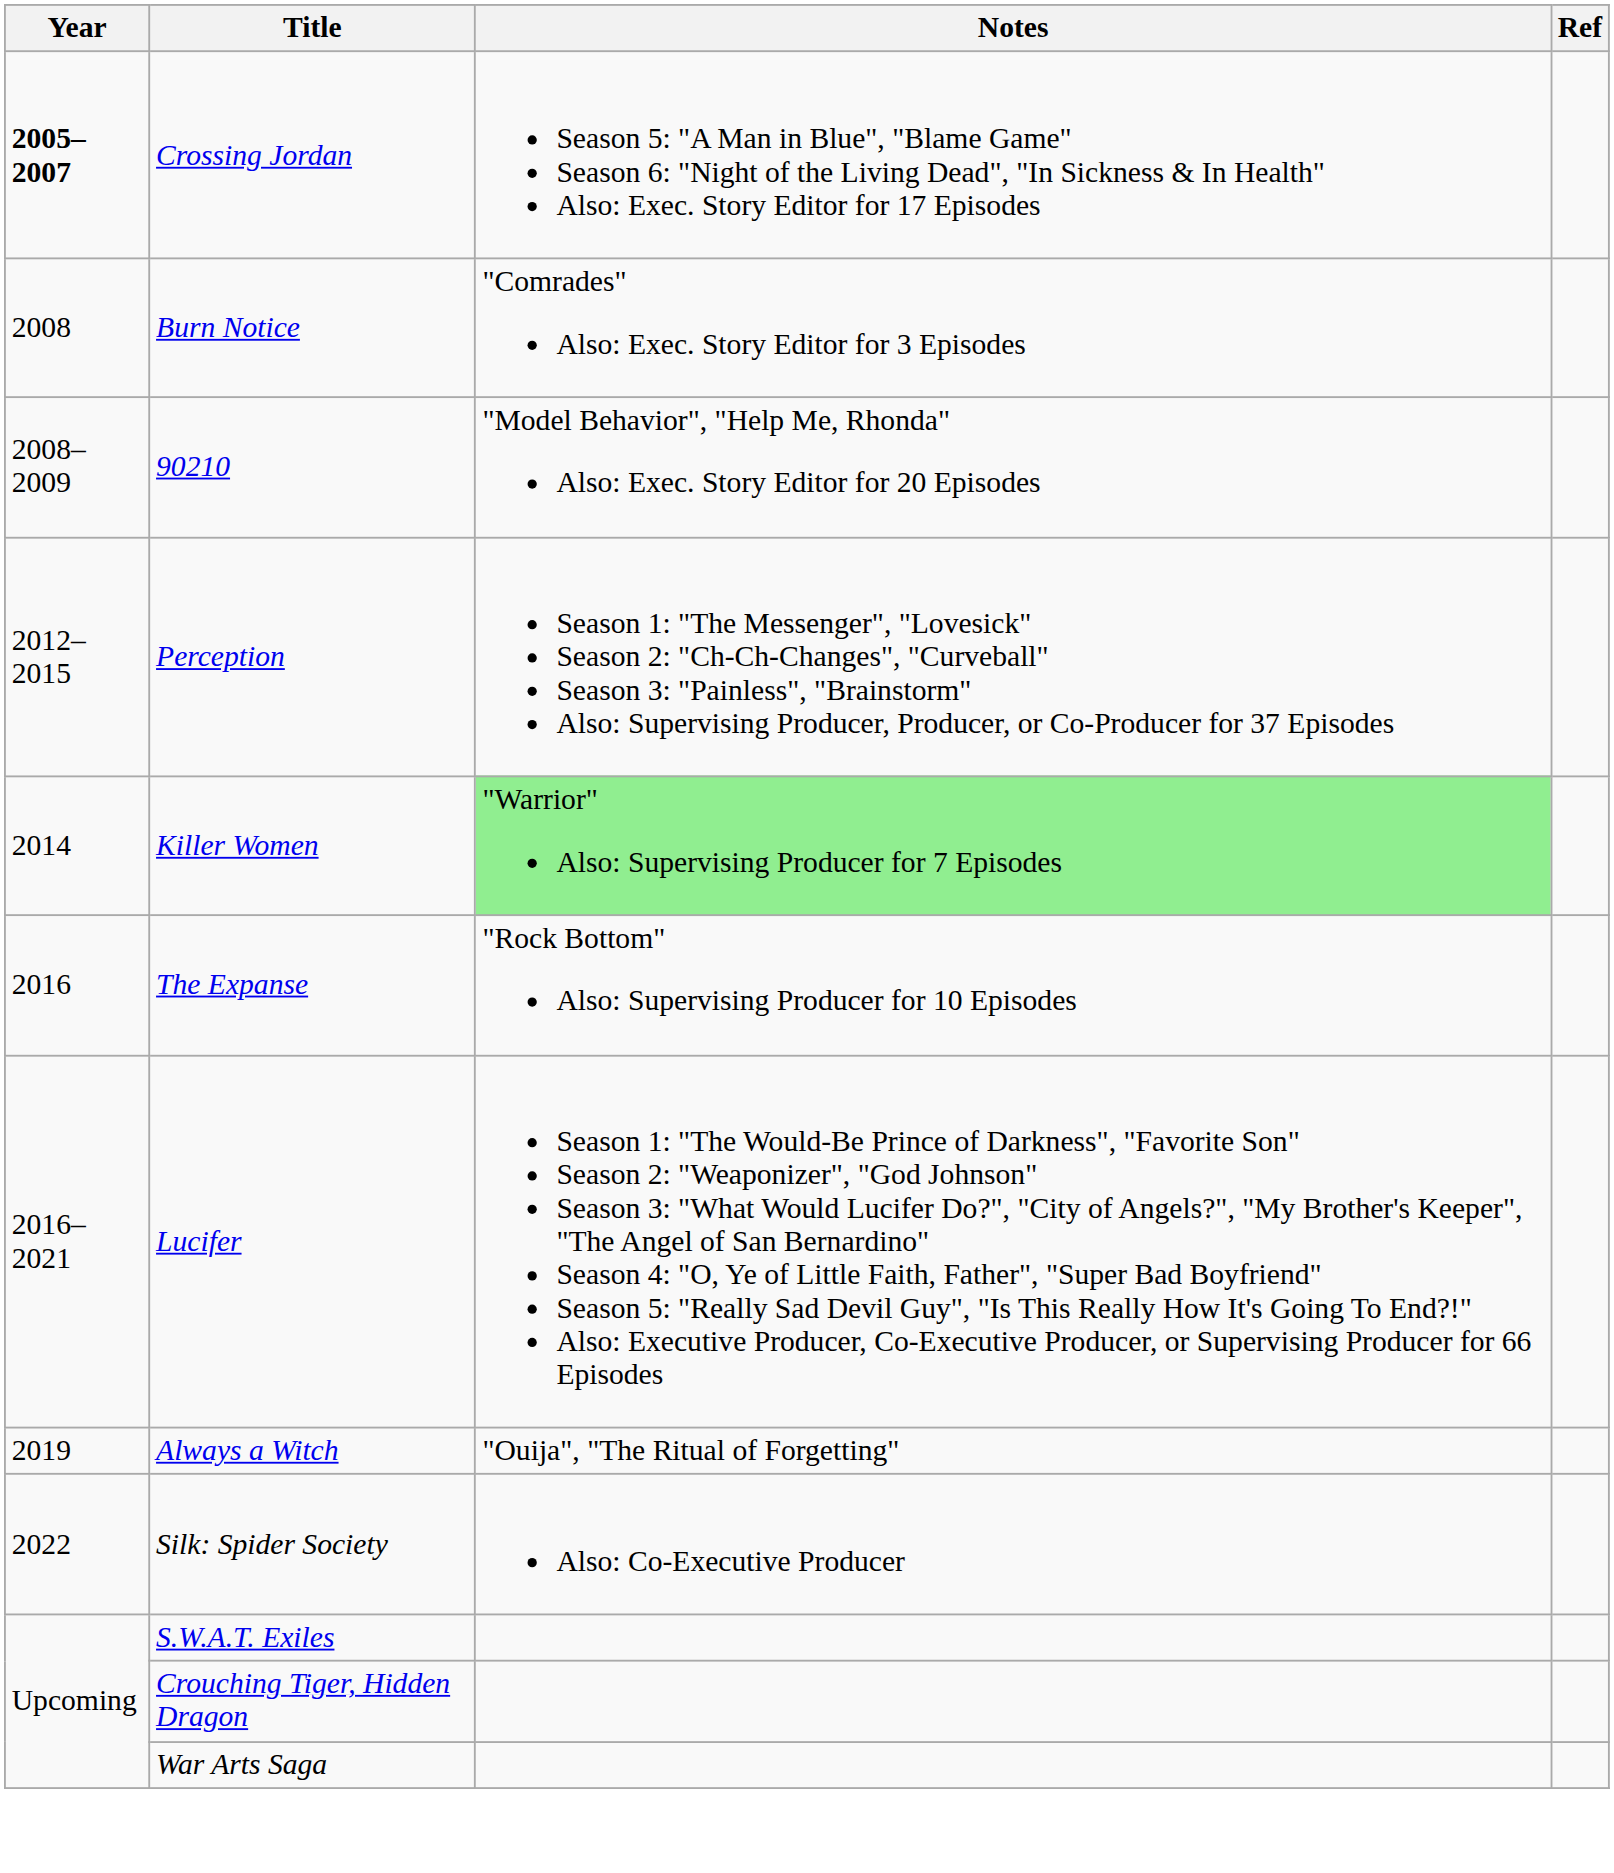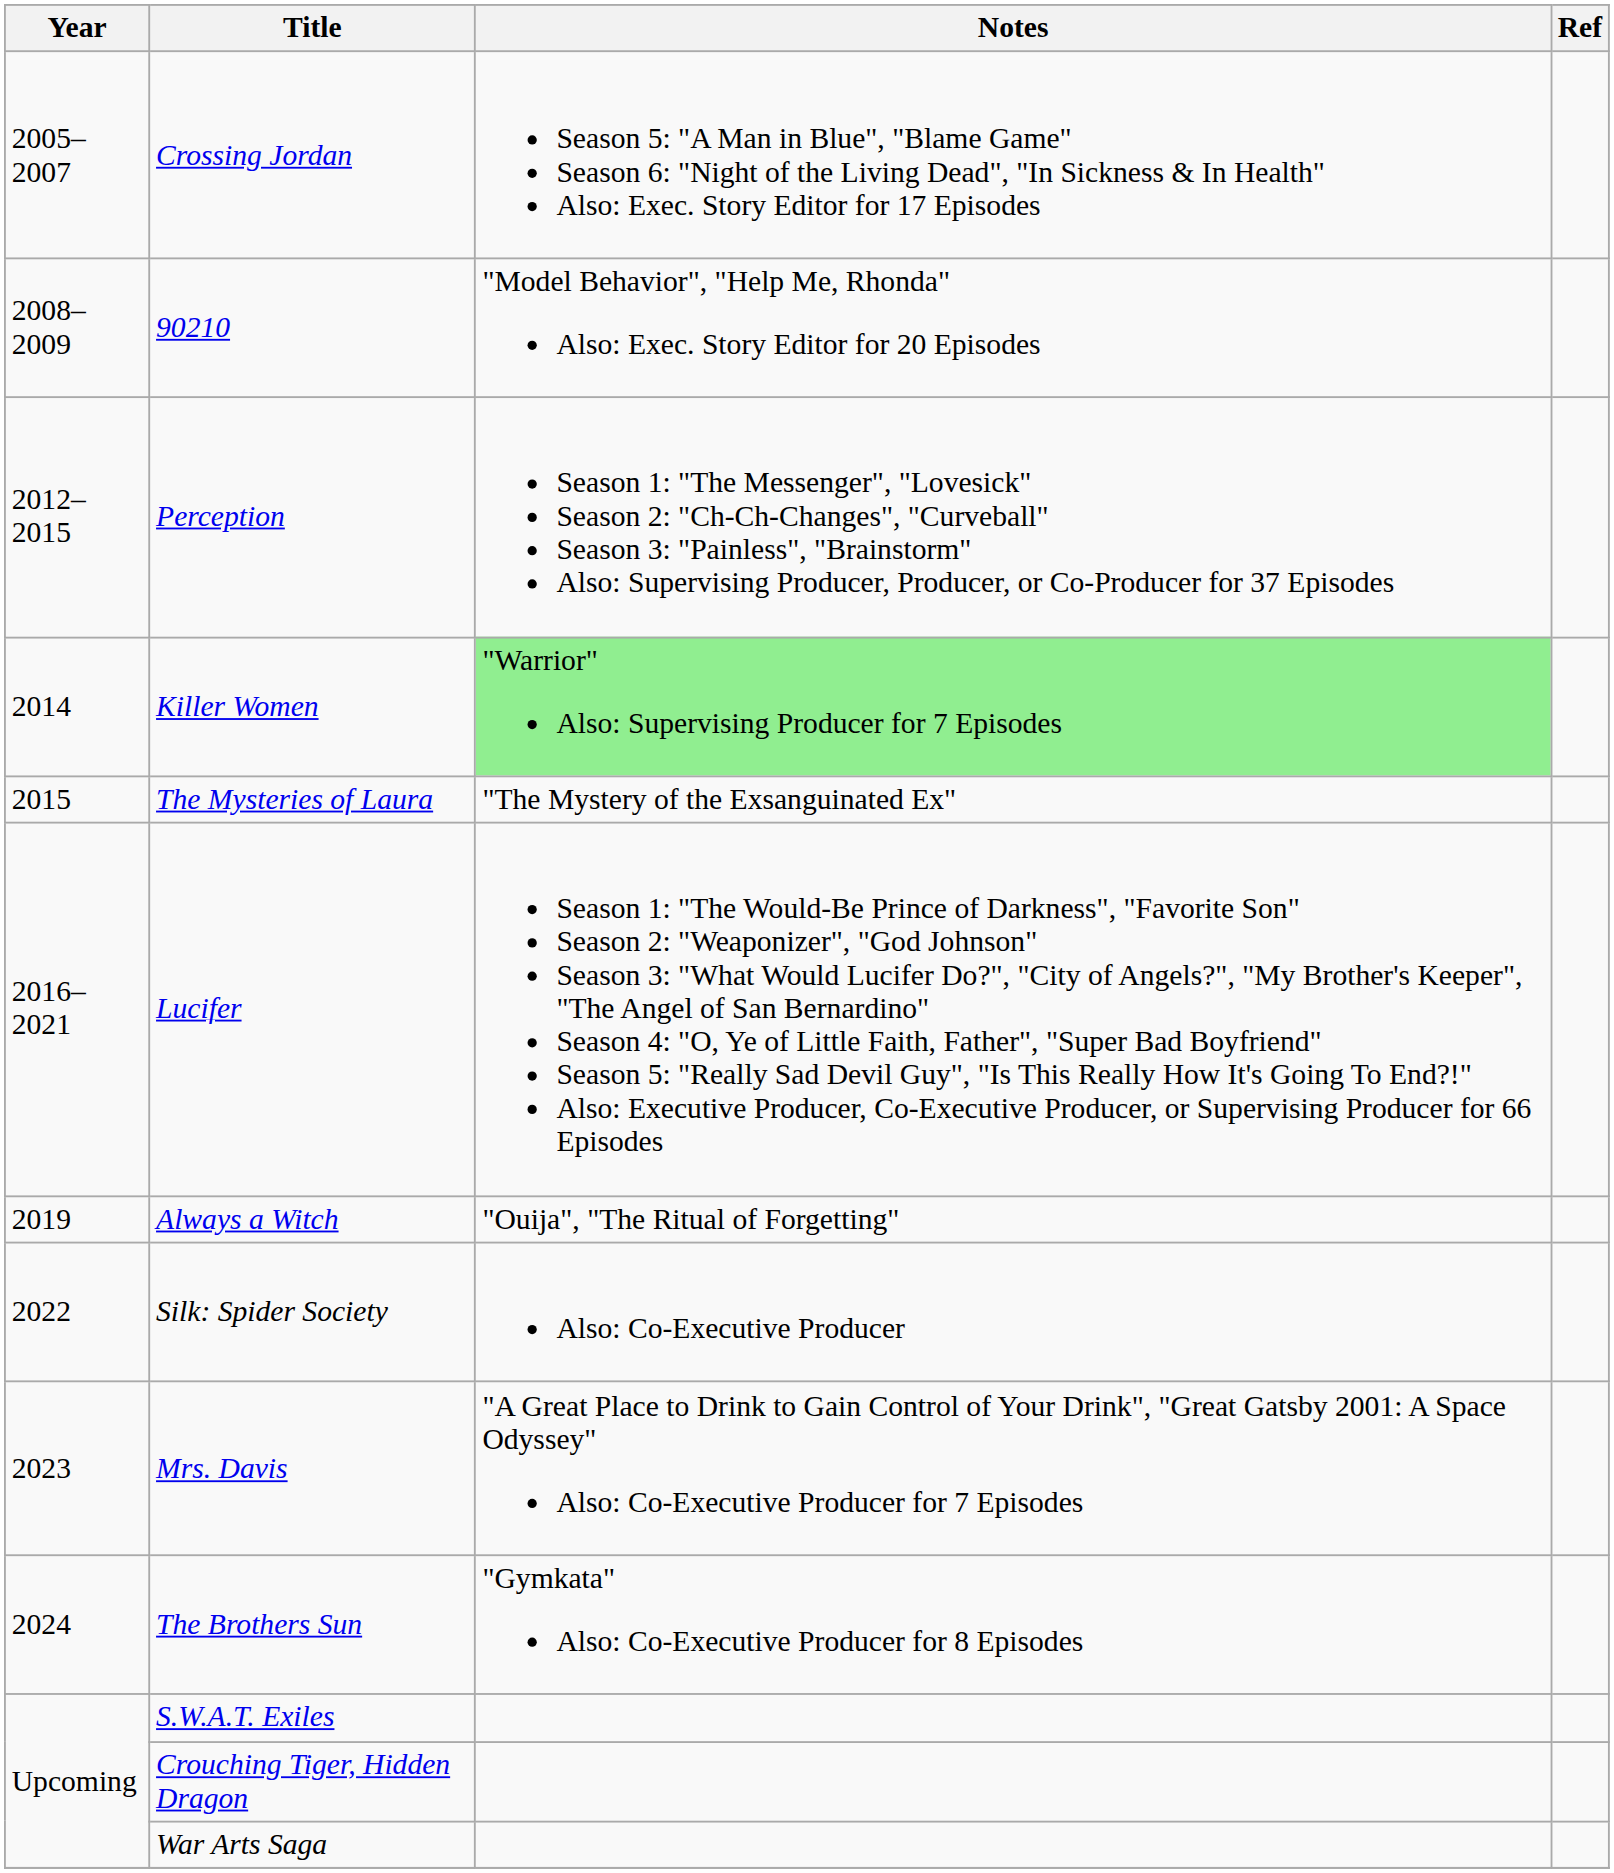(49, 154) bold -> (49, 154) normal
- row: (228, 327)
+ row: (295, 799)
- row: (232, 984)
+ row: (222, 1467)
+ row: (259, 1624)
